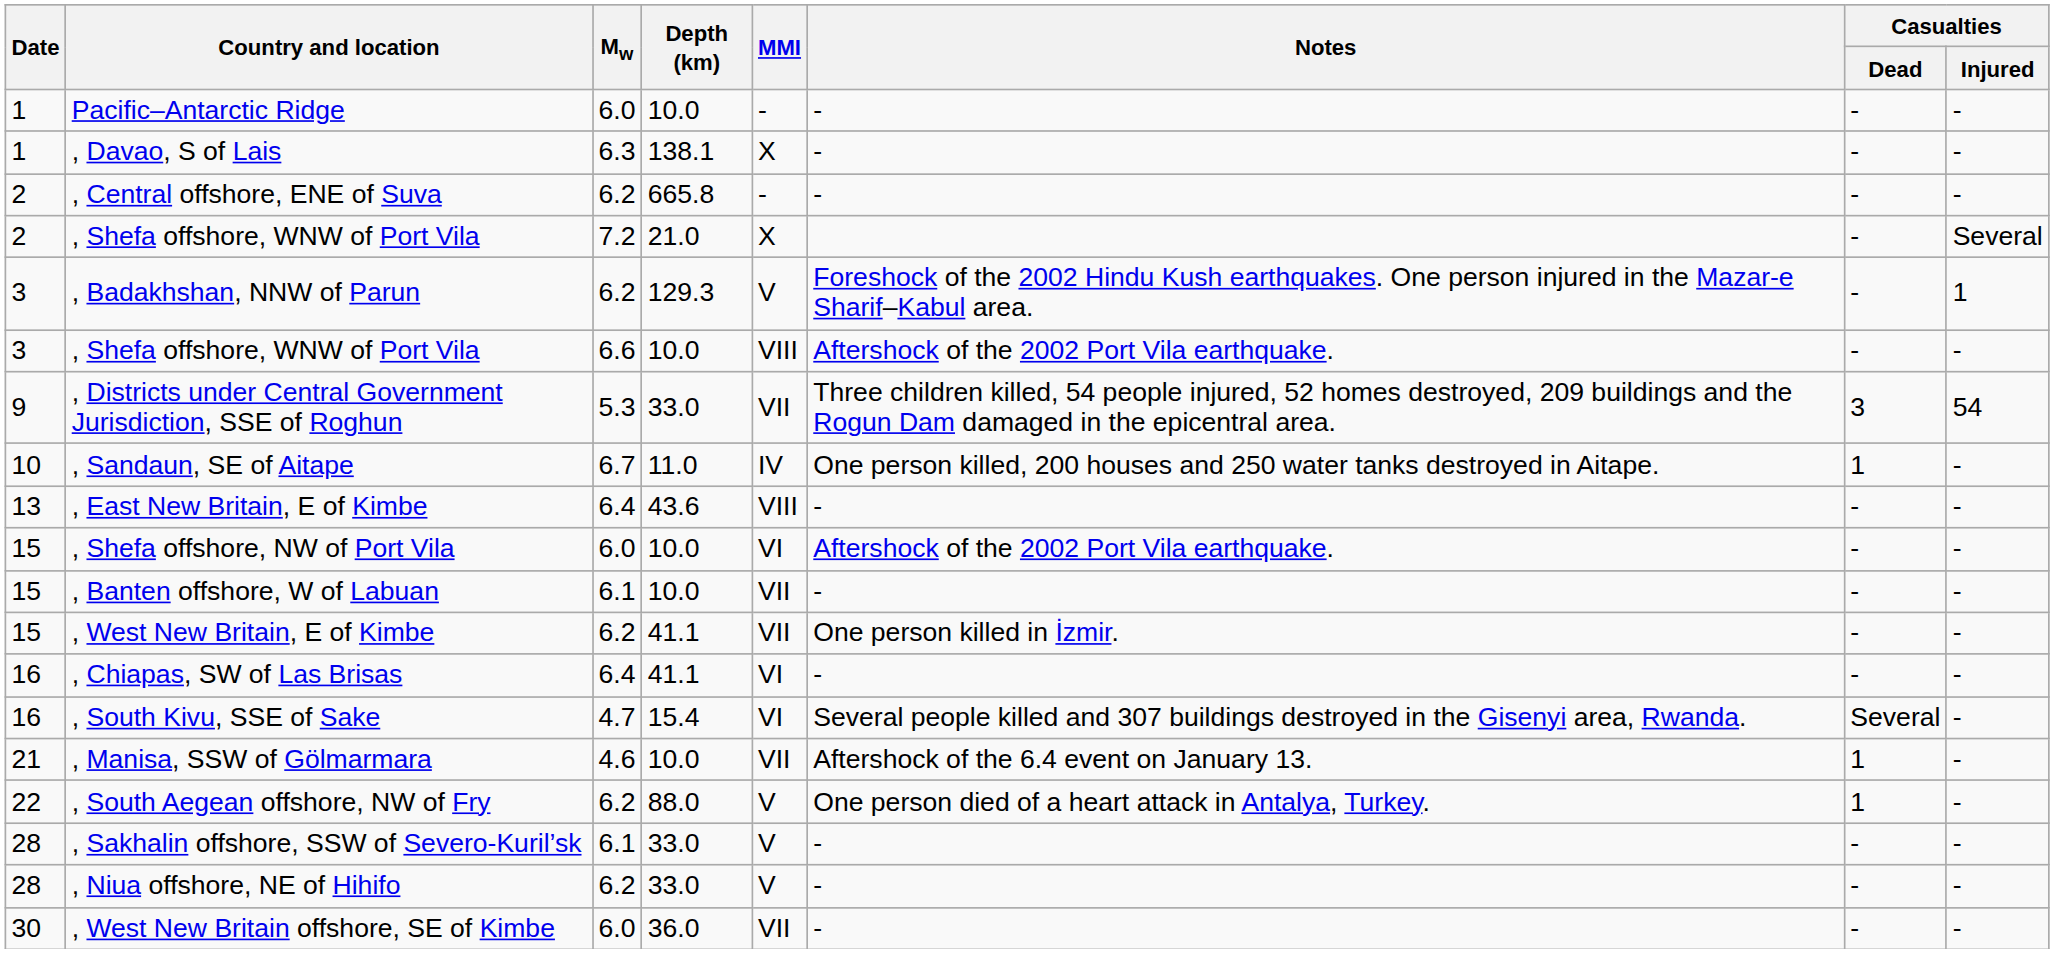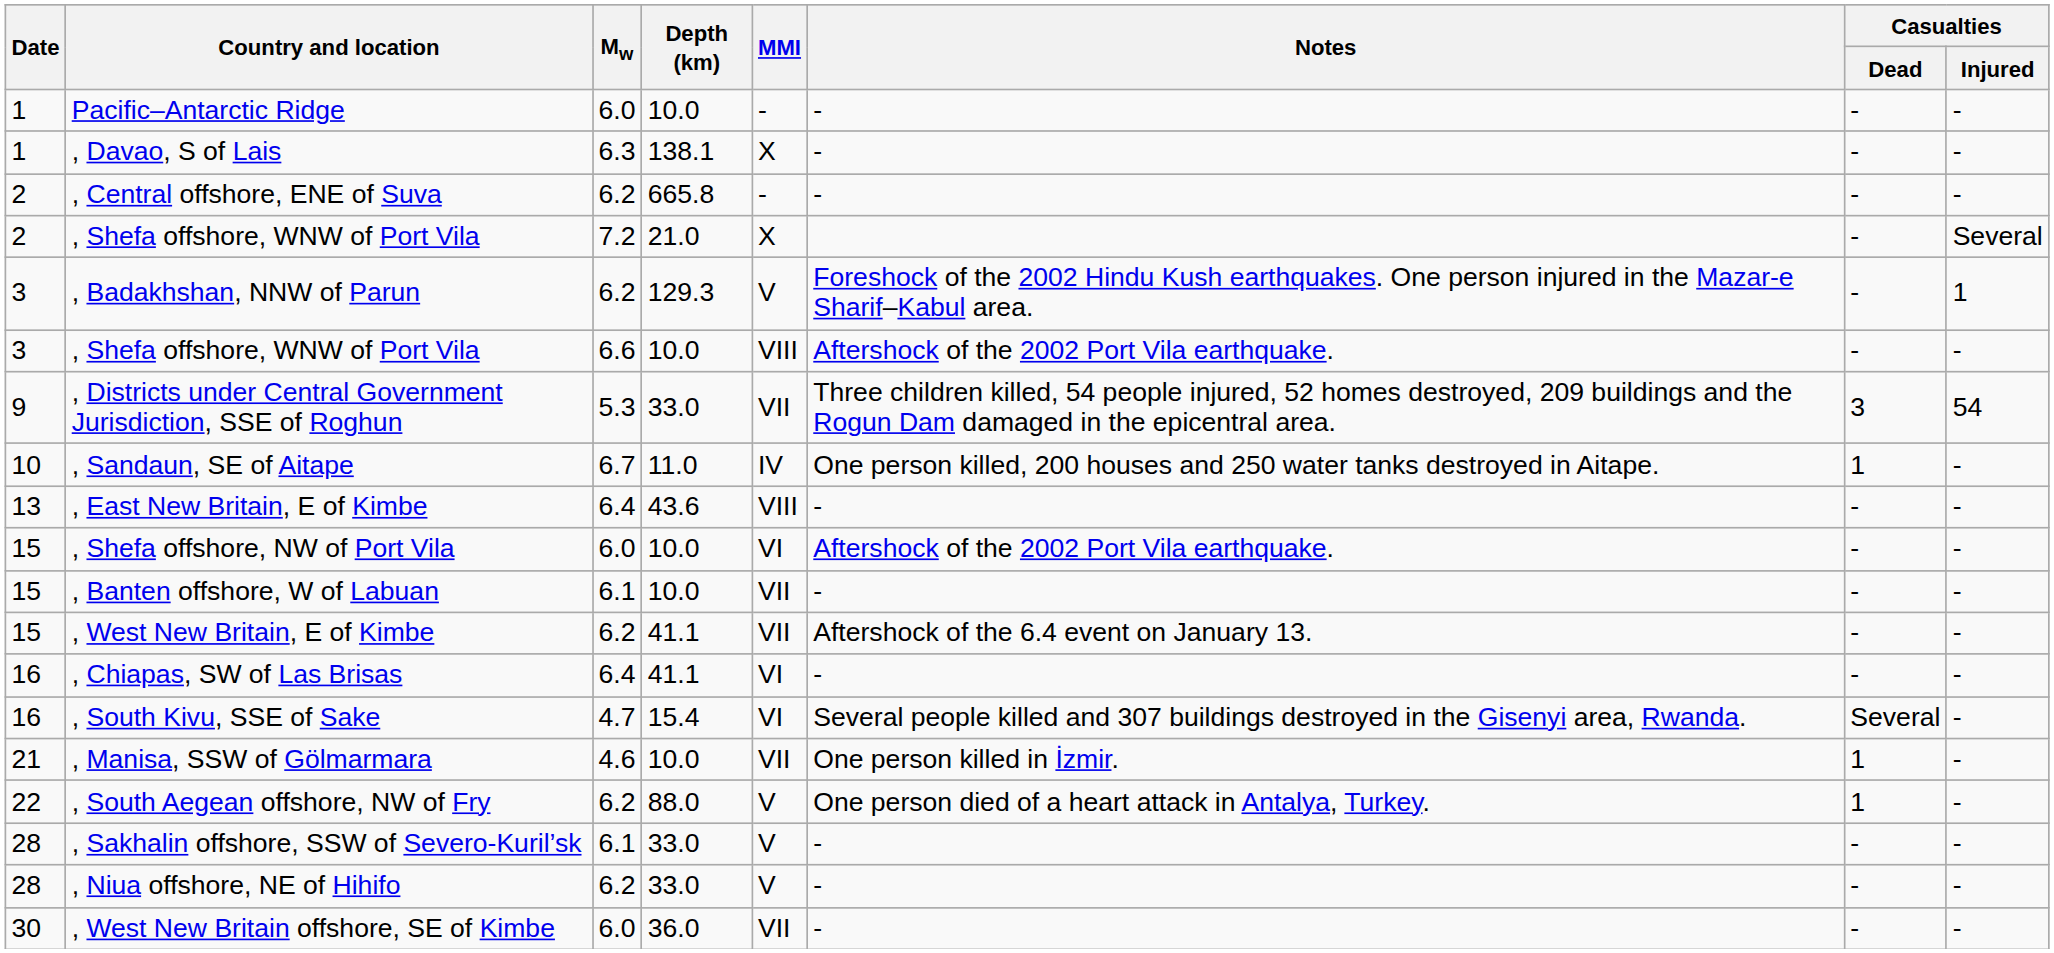(966, 632) One person killed in İzmir. -> (1063, 632) Aftershock of the 6.4 event on January 13.
(1063, 759) Aftershock of the 6.4 event on January 13. -> (966, 759) One person killed in İzmir.
